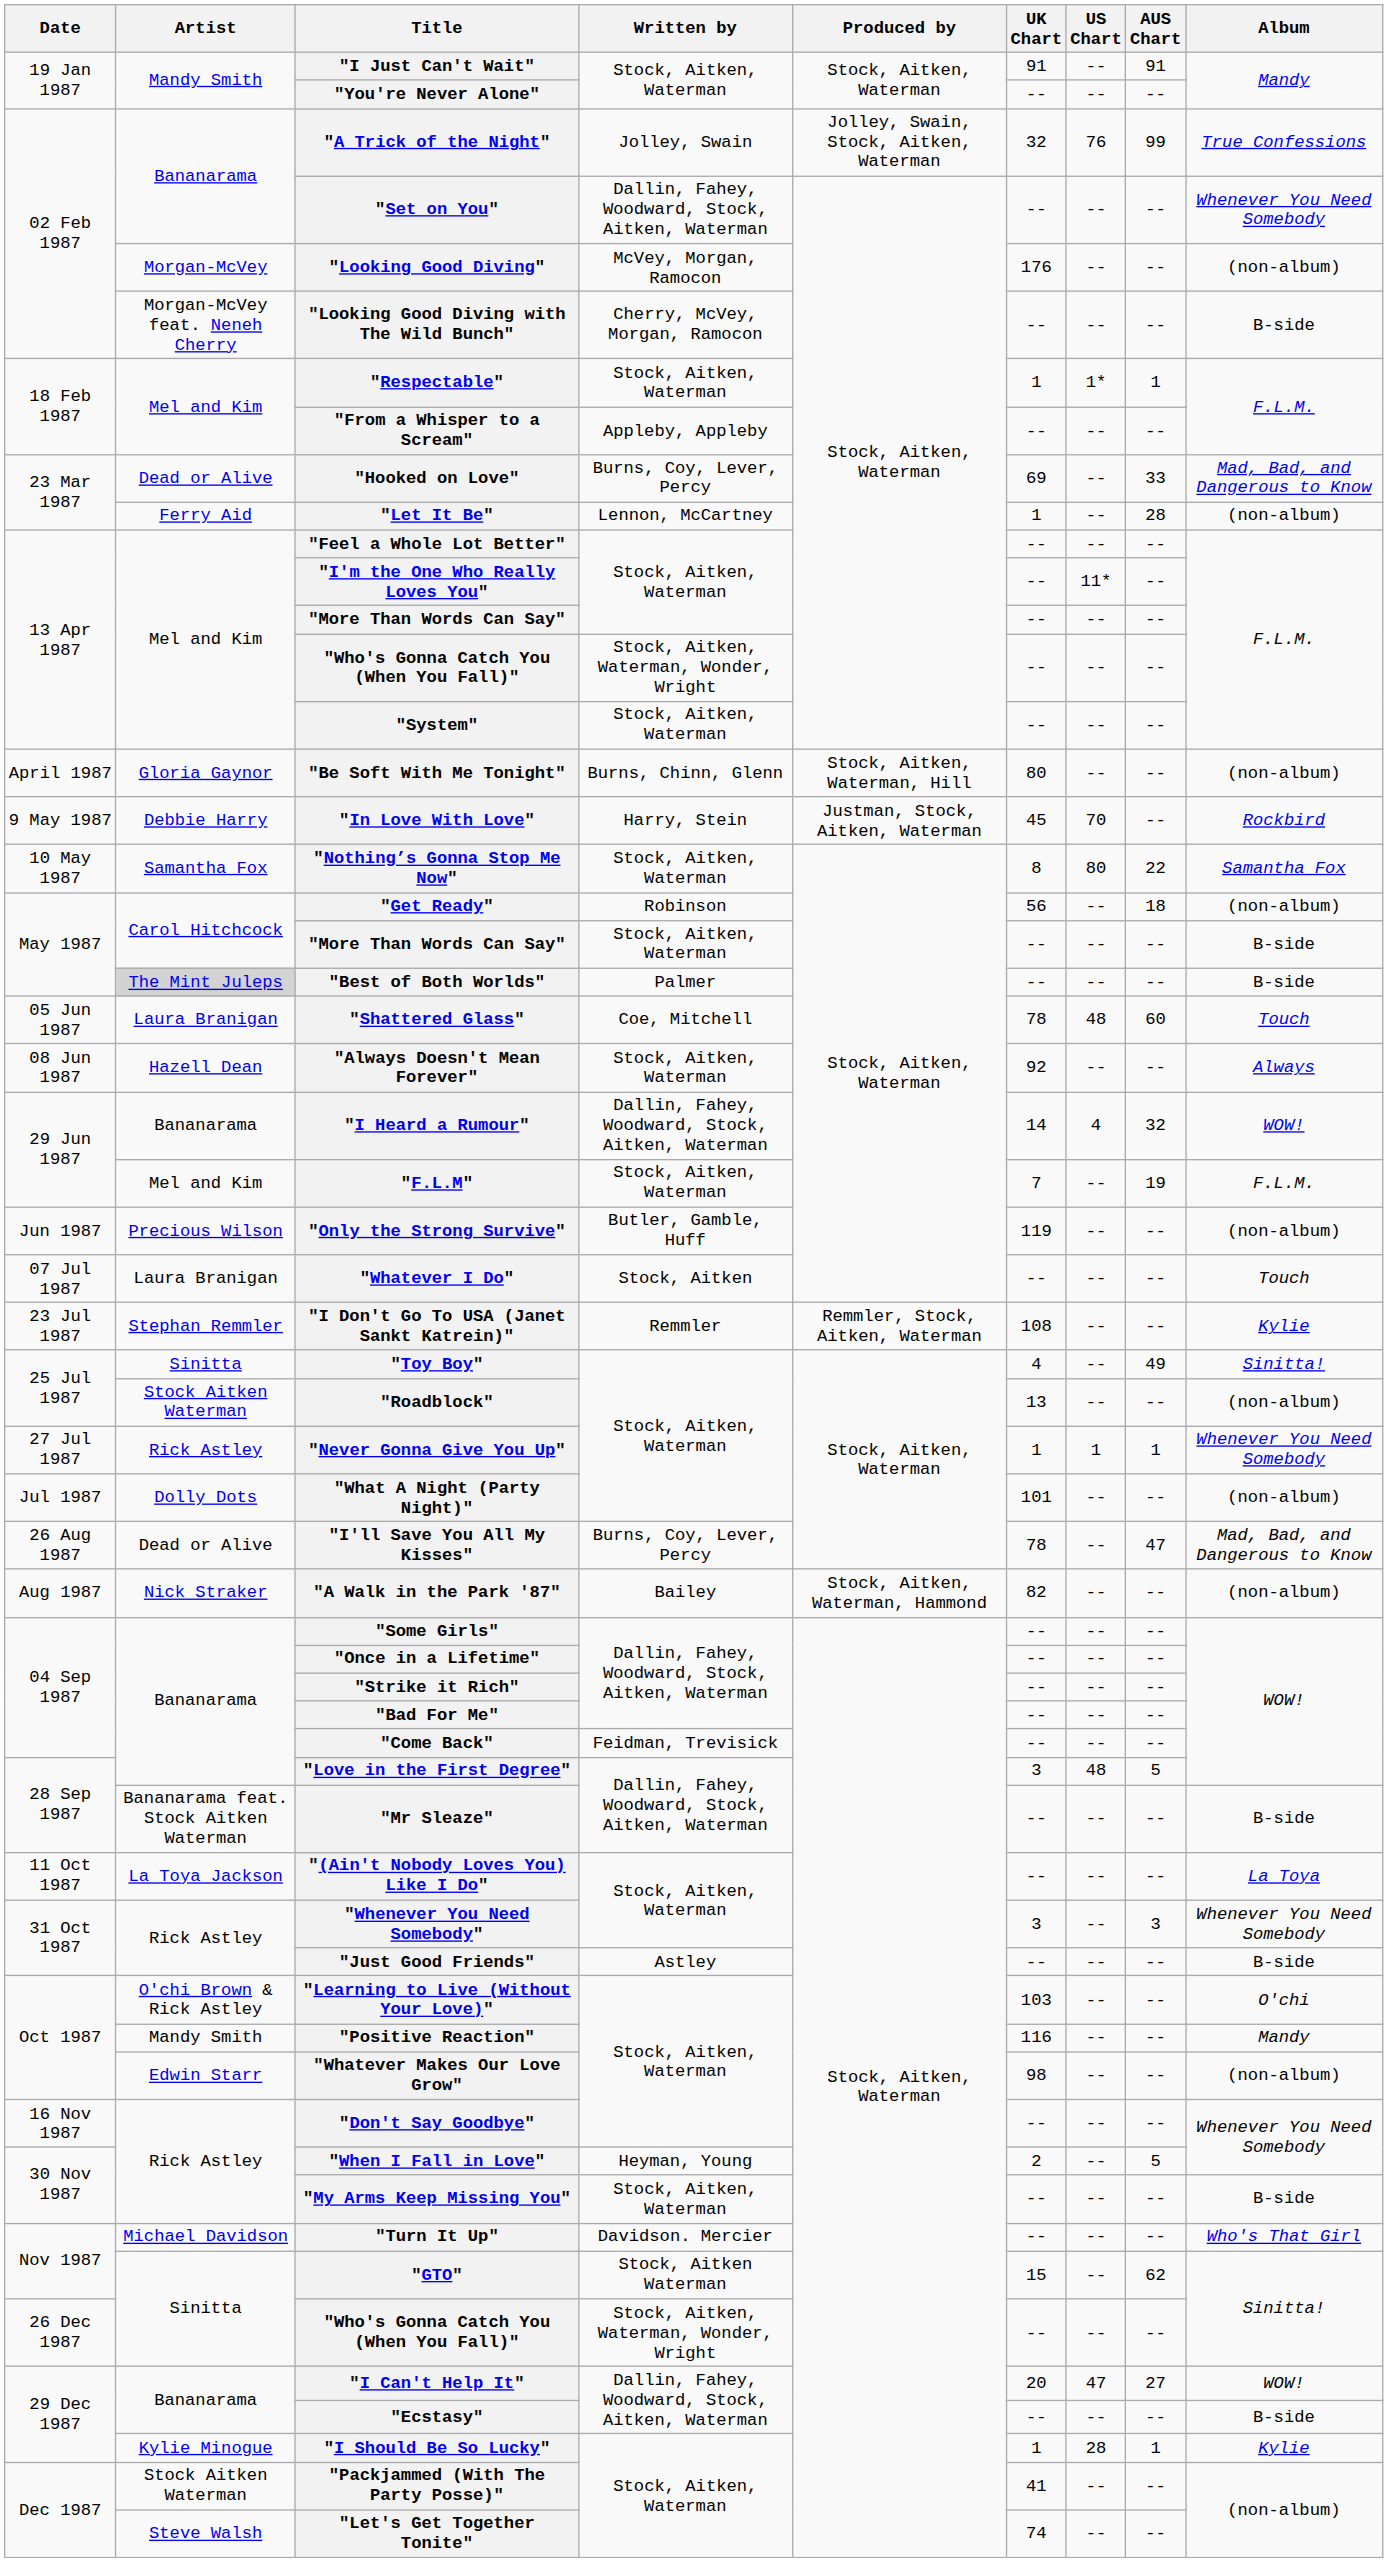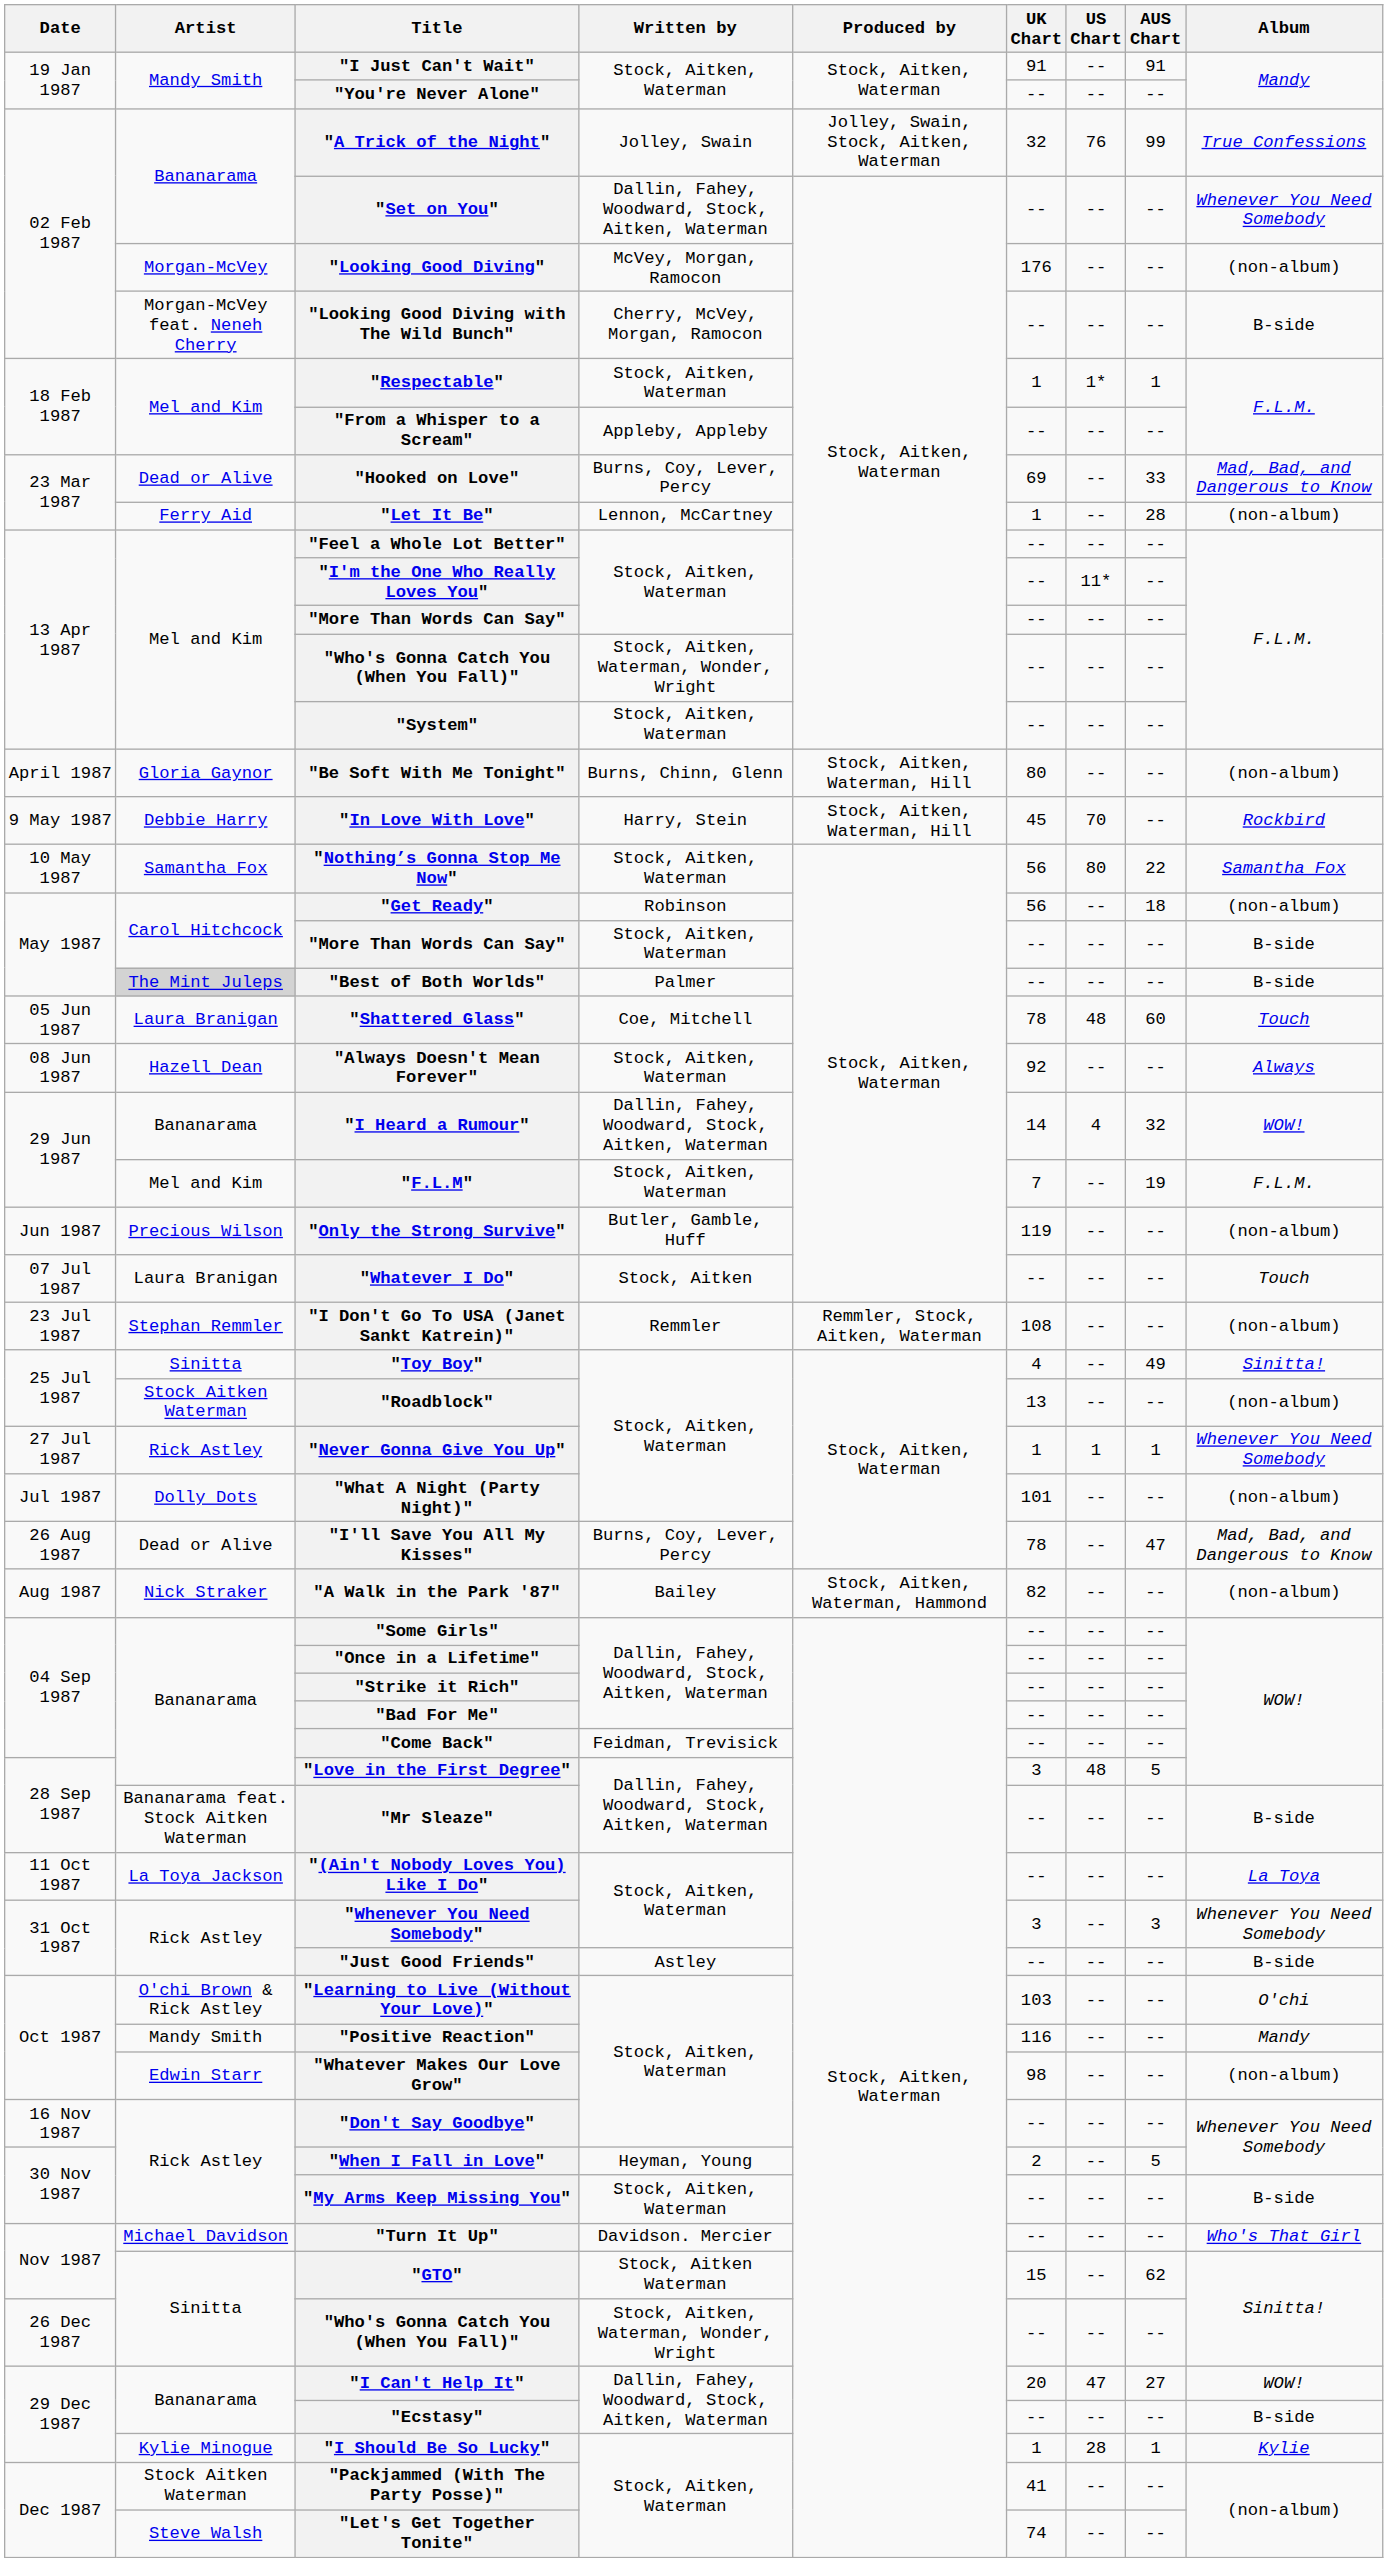(899, 821) Justman, Stock, Aitken, Waterman -> (899, 821) Stock, Aitken, Waterman, Hill
(1036, 869) 8 -> (1036, 869) 56
(1284, 1326) Kylie -> (1284, 1326) (non-album)
